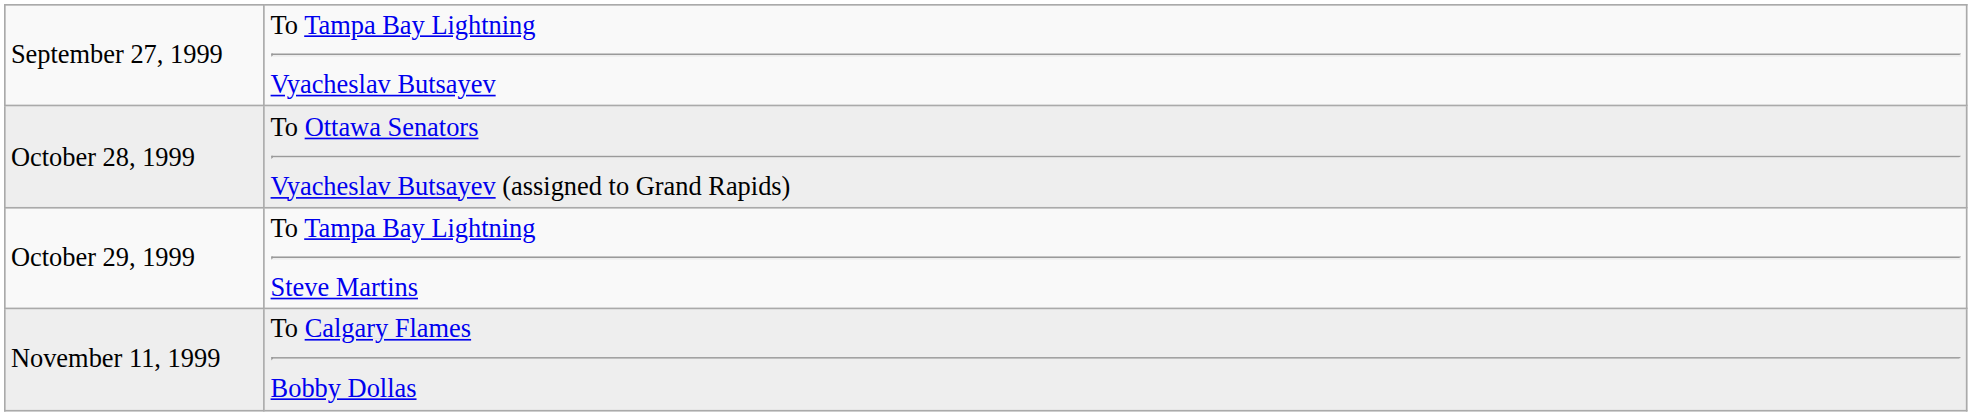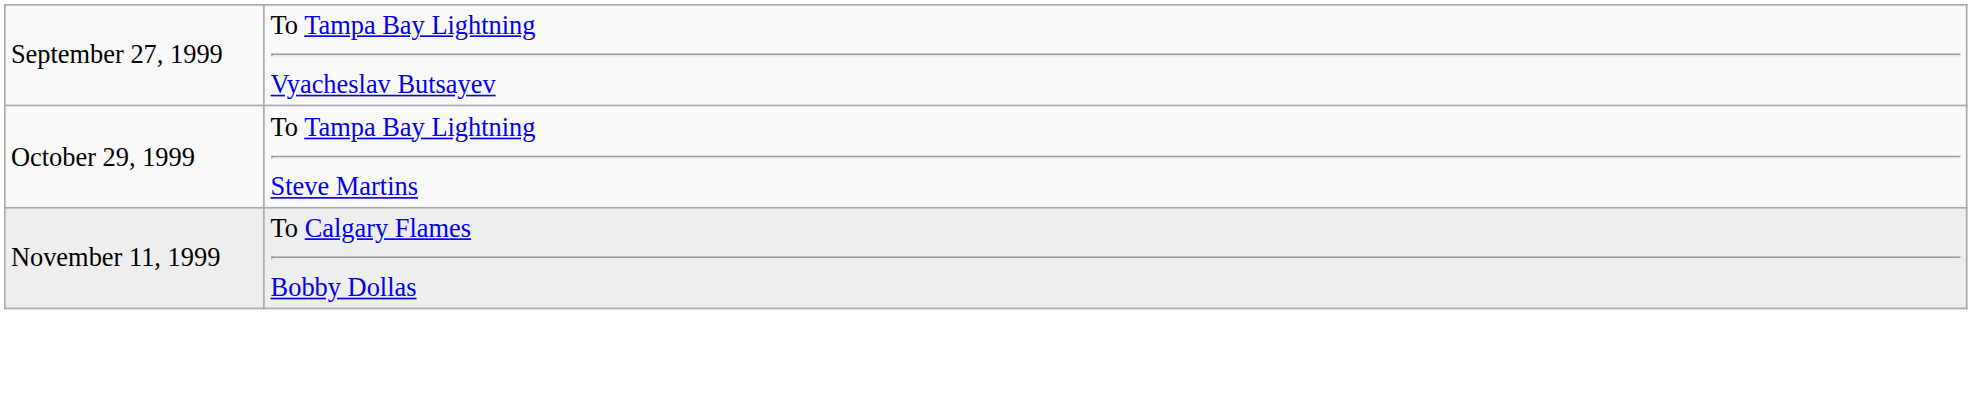- row: (103, 156)
